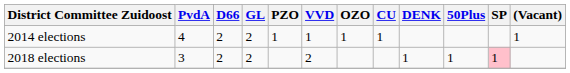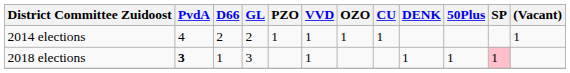(181, 57) normal -> (181, 57) bold
(220, 57) 2 -> (220, 57) 1
(249, 57) 2 -> (249, 57) 3
(308, 57) 2 -> (308, 57) 1
